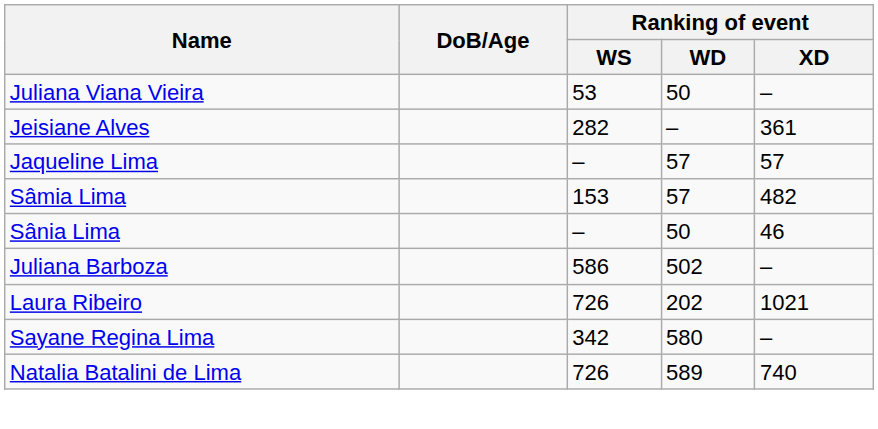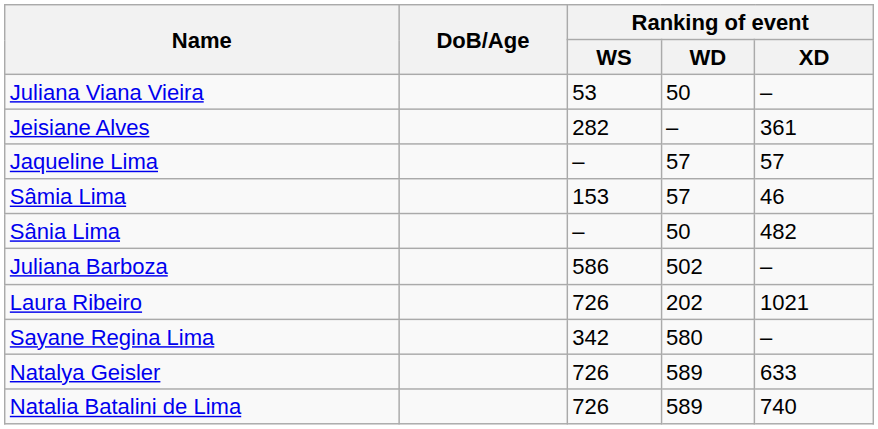(778, 197) 482 -> (772, 197) 46
(772, 232) 46 -> (778, 232) 482
+ row: (85, 371)
